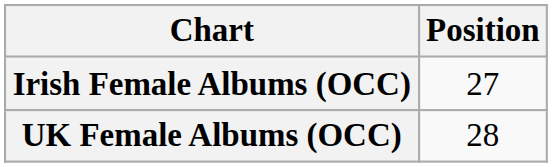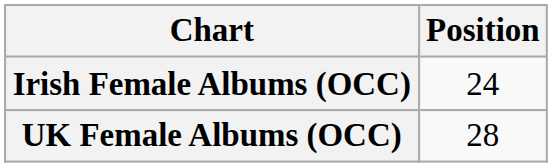(483, 82) 27 -> (483, 82) 24
